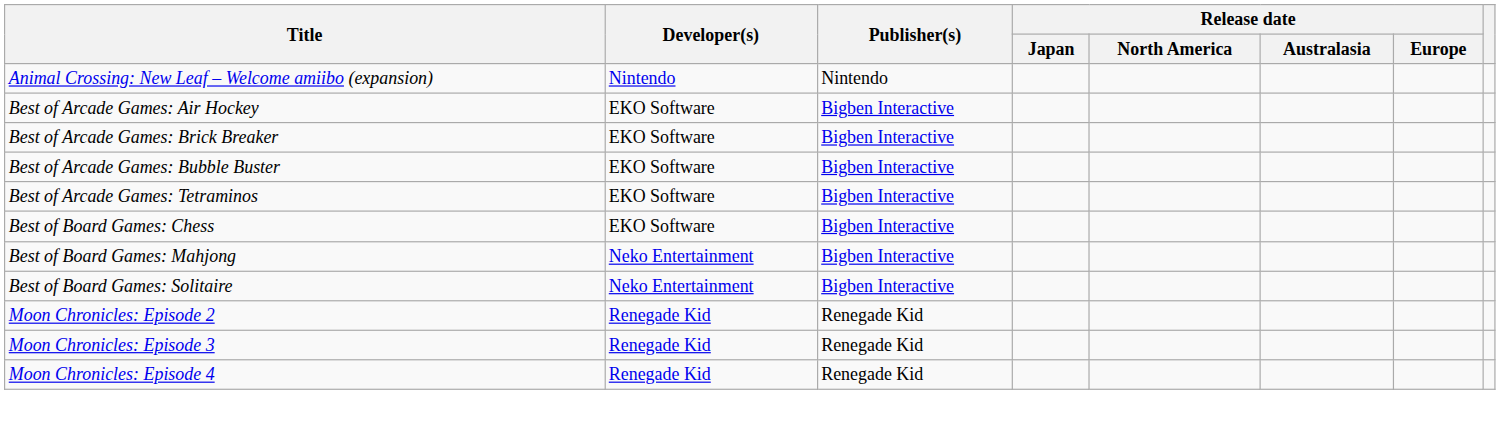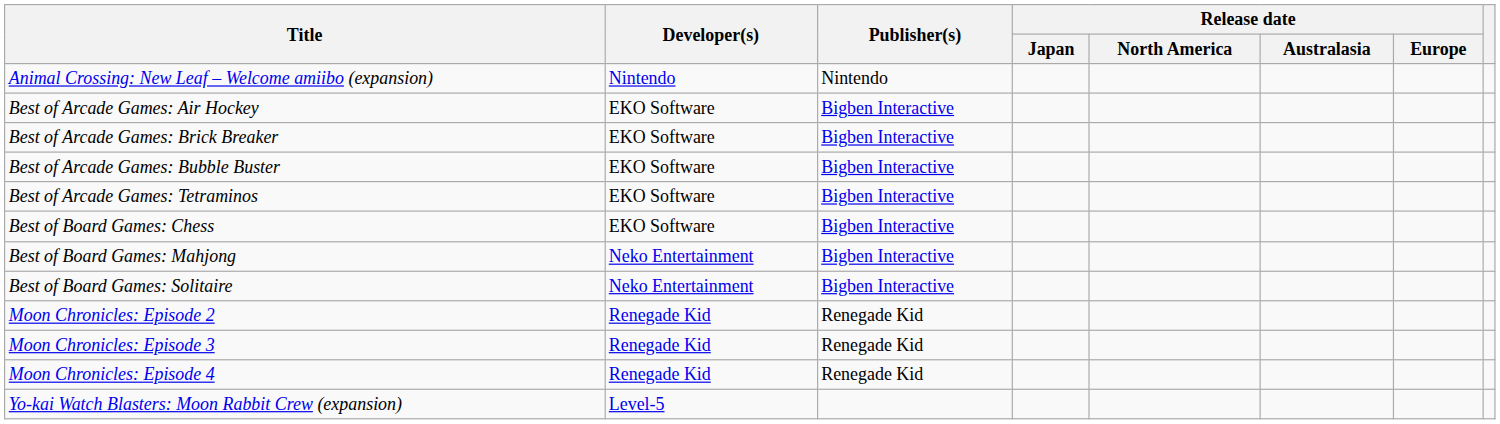+ row: (205, 403)
